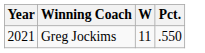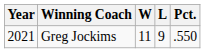+ column: (163, 15)
